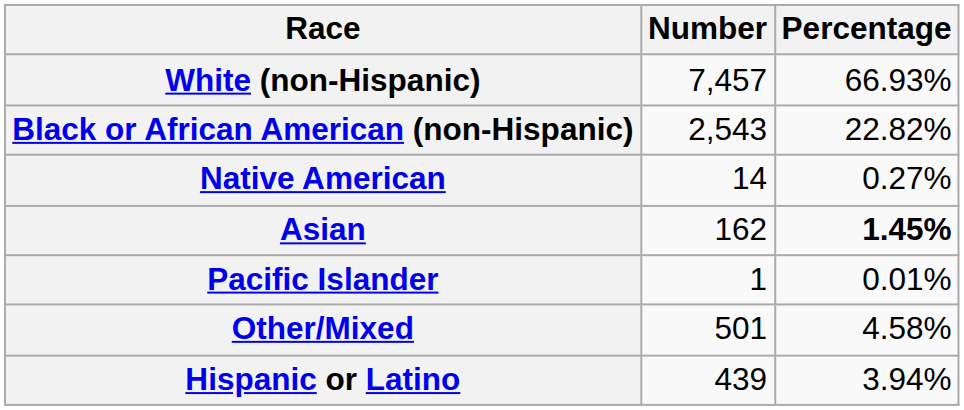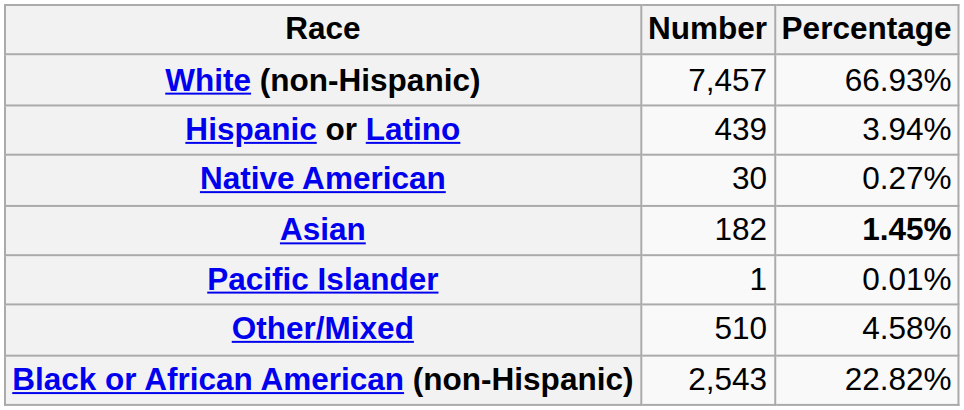rows swapped: (323, 129) <-> (323, 379)
(750, 179) 14 -> (750, 179) 30
(741, 229) 162 -> (741, 229) 182
(741, 329) 501 -> (741, 329) 510
